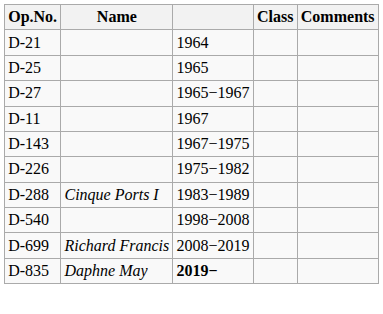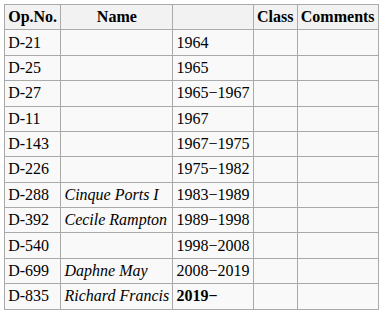+ row: (29, 220)
(117, 245) Richard Francis -> (106, 270) Daphne May
(106, 270) Daphne May -> (117, 296) Richard Francis
